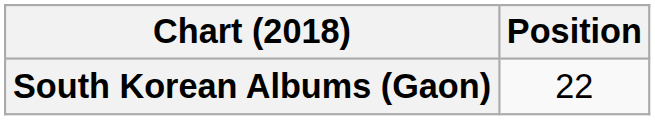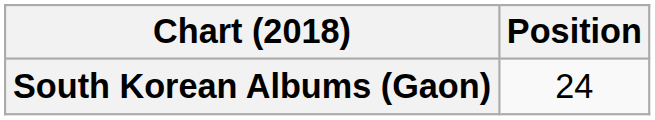(574, 85) 22 -> (574, 85) 24
